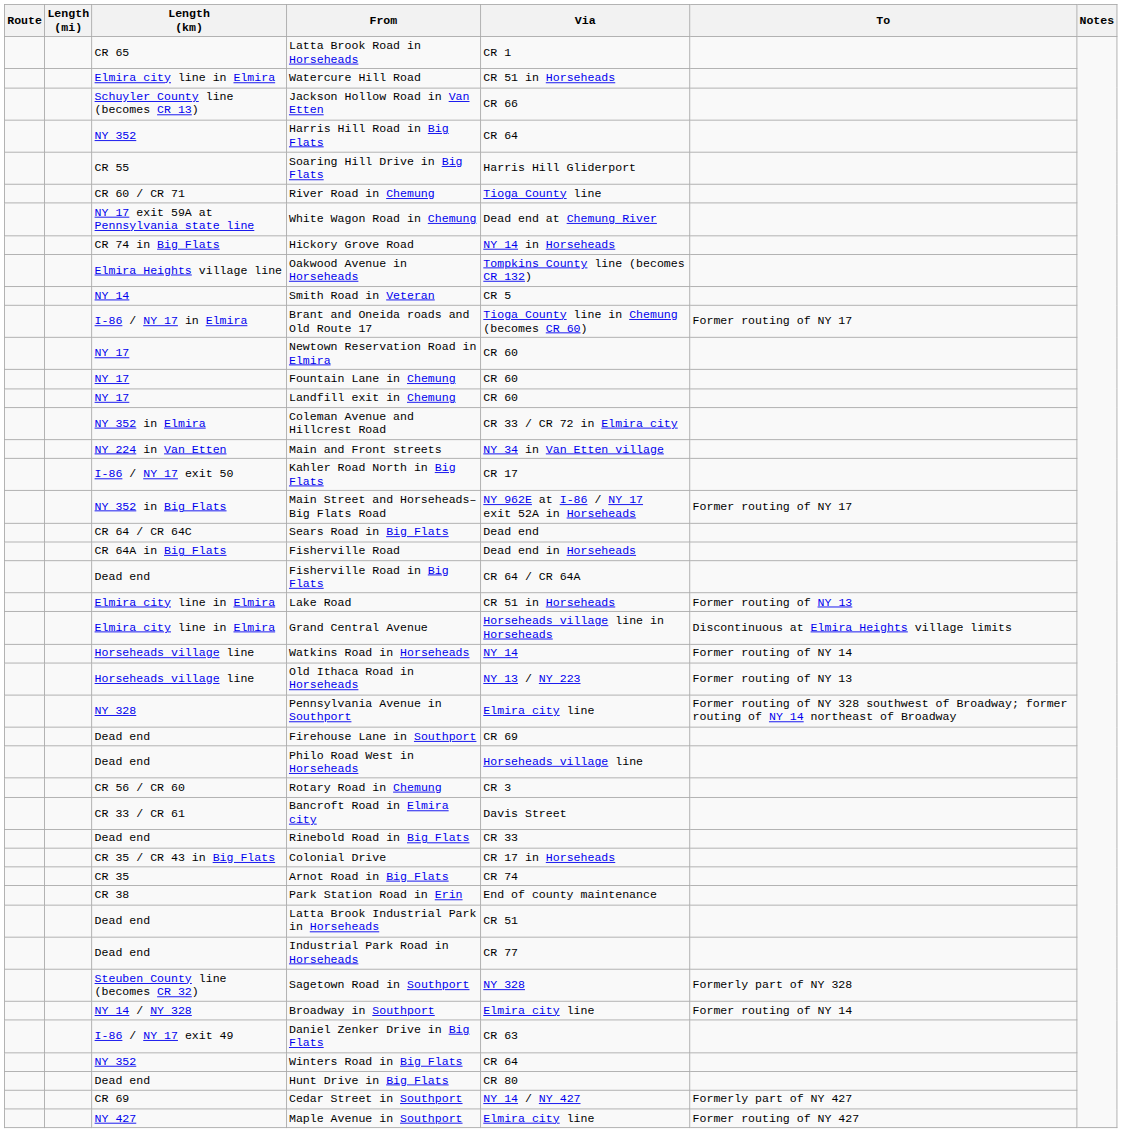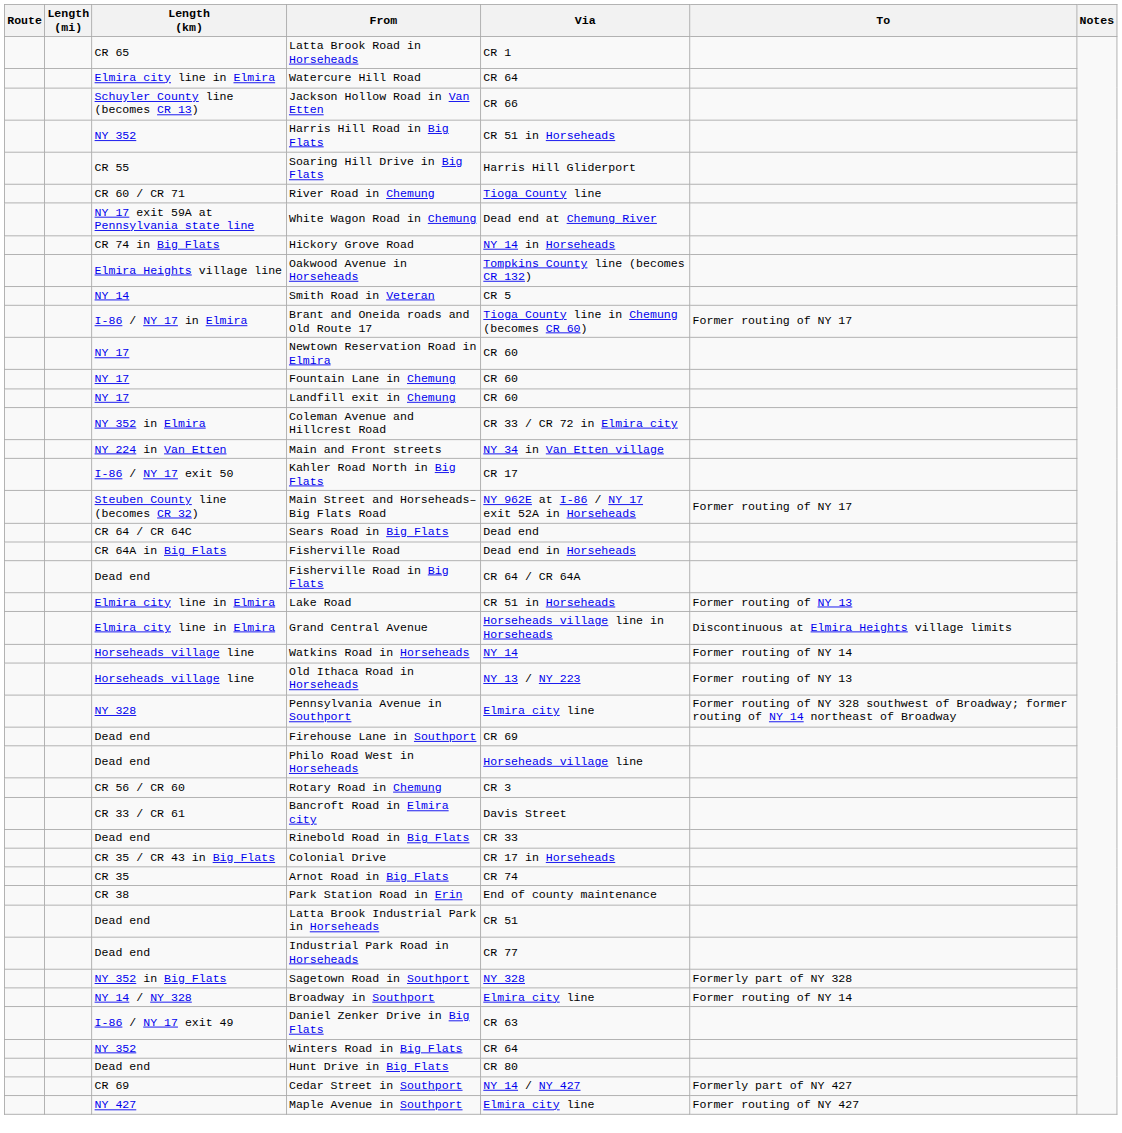(549, 78) CR 51 in Horseheads -> (501, 78) CR 64
(501, 136) CR 64 -> (549, 136) CR 51 in Horseheads
(161, 507) NY 352 in Big Flats -> (161, 507) Steuben County line (becomes CR 32)
(161, 985) Steuben County line (becomes CR 32) -> (161, 979) NY 352 in Big Flats
